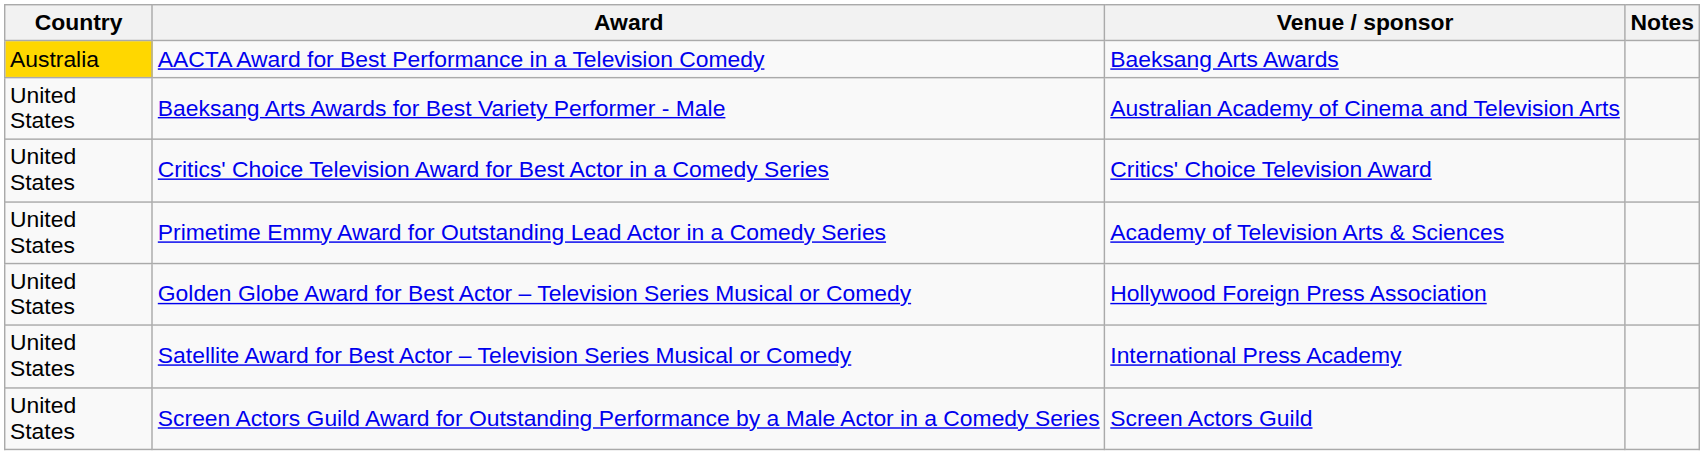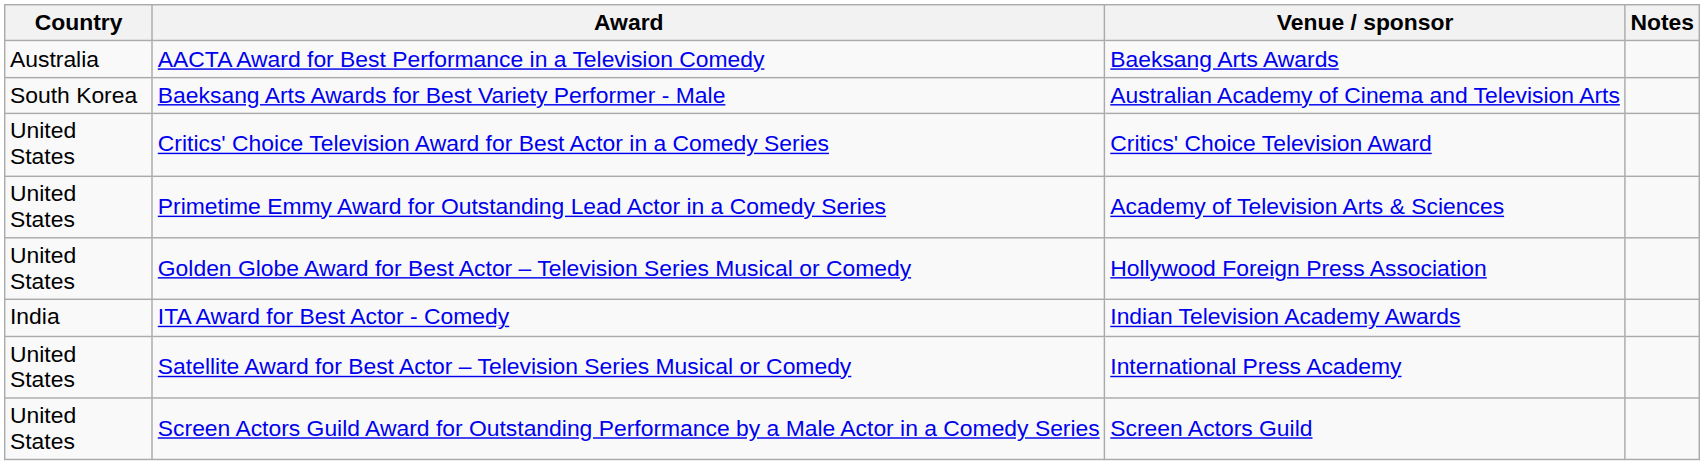(54, 58) gold background -> (54, 58) no background
(43, 108) United States -> (74, 95) South Korea
+ row: (334, 317)
